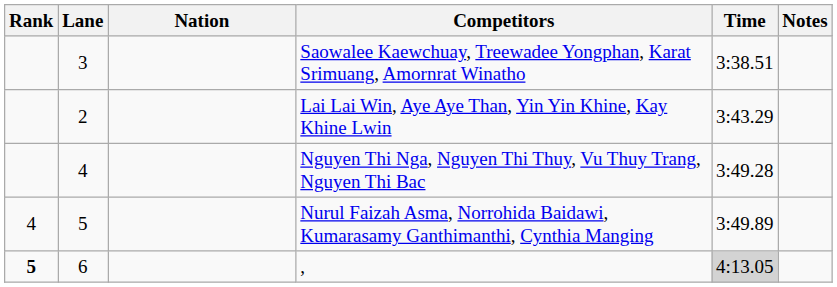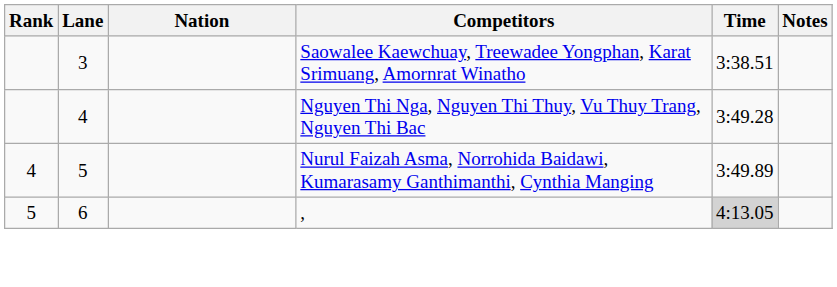- row: (484, 116)
(31, 266) bold -> (31, 213) normal
